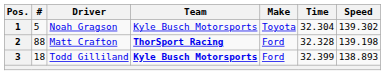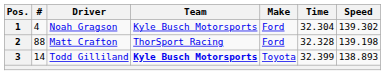(37, 27) 5 -> (37, 27) 4
(279, 27) Toyota -> (273, 27) Ford
(178, 43) bold -> (178, 43) normal
(39, 58) 18 -> (39, 58) 14
(273, 58) Ford -> (279, 58) Toyota
